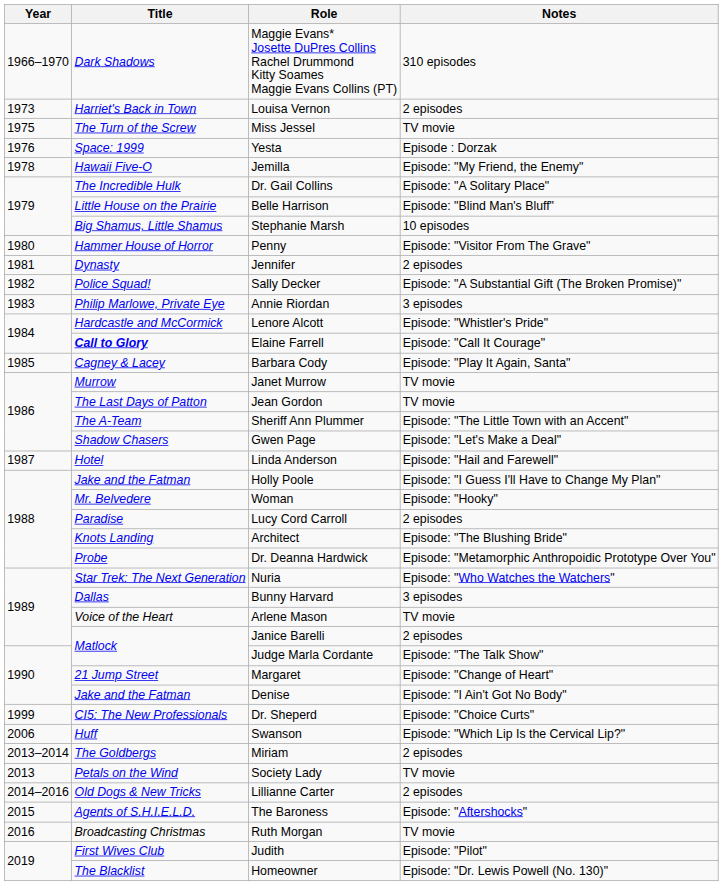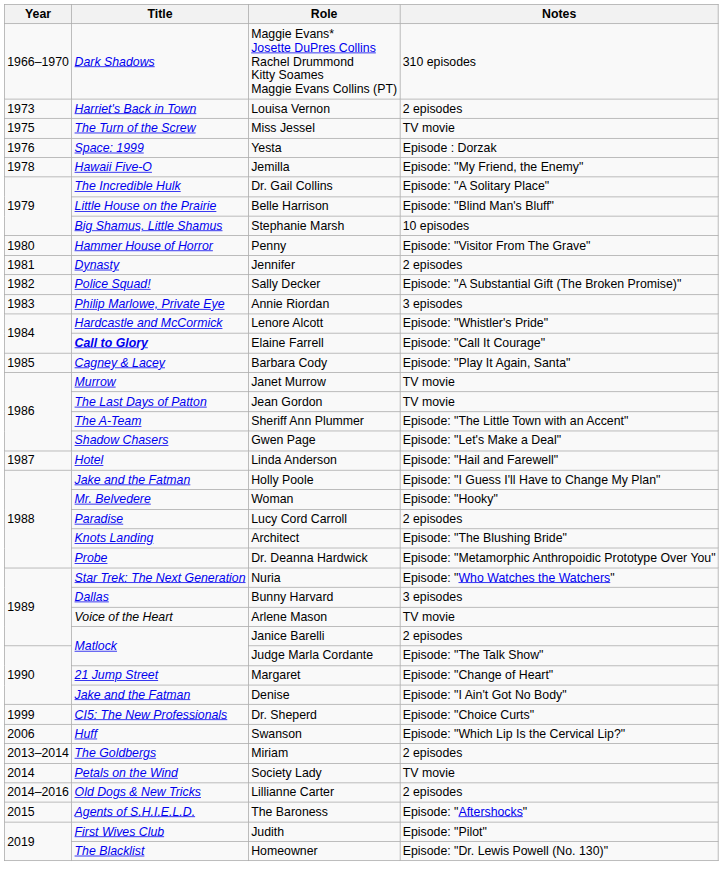(21, 773) 2013 -> (21, 773) 2014
- row: (287, 831)
